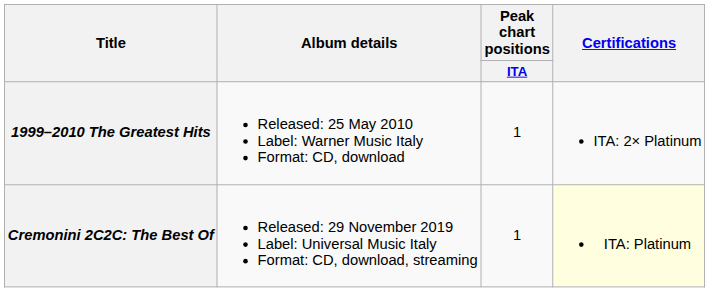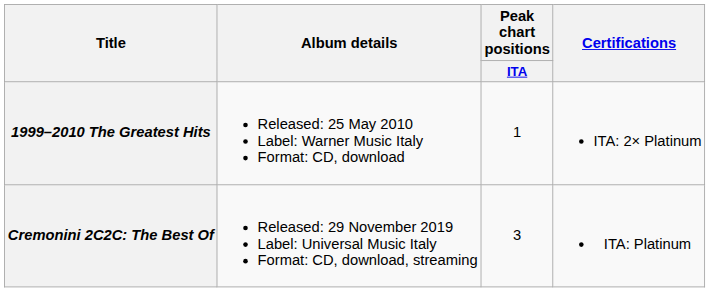(517, 235) 1 -> (517, 235) 3
(629, 244) lightyellow background -> (629, 244) no background
